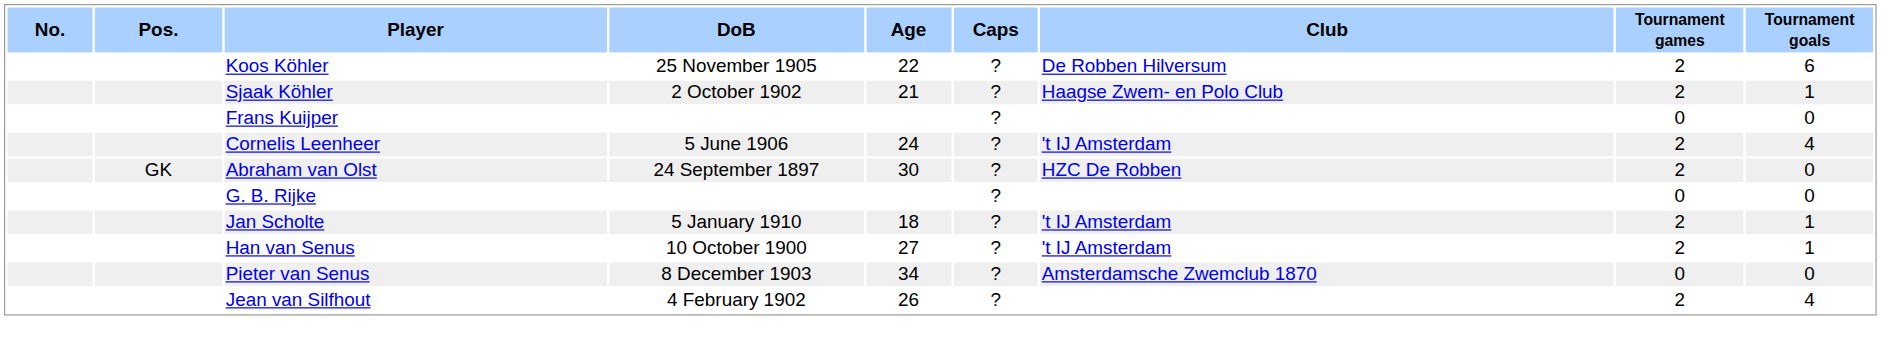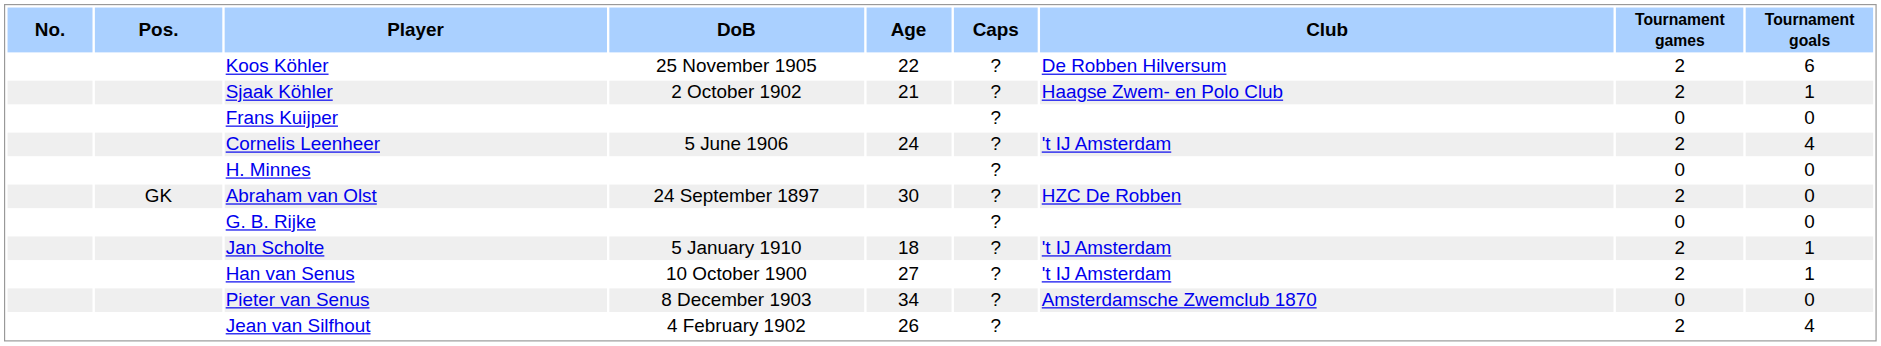+ row: (268, 170)
